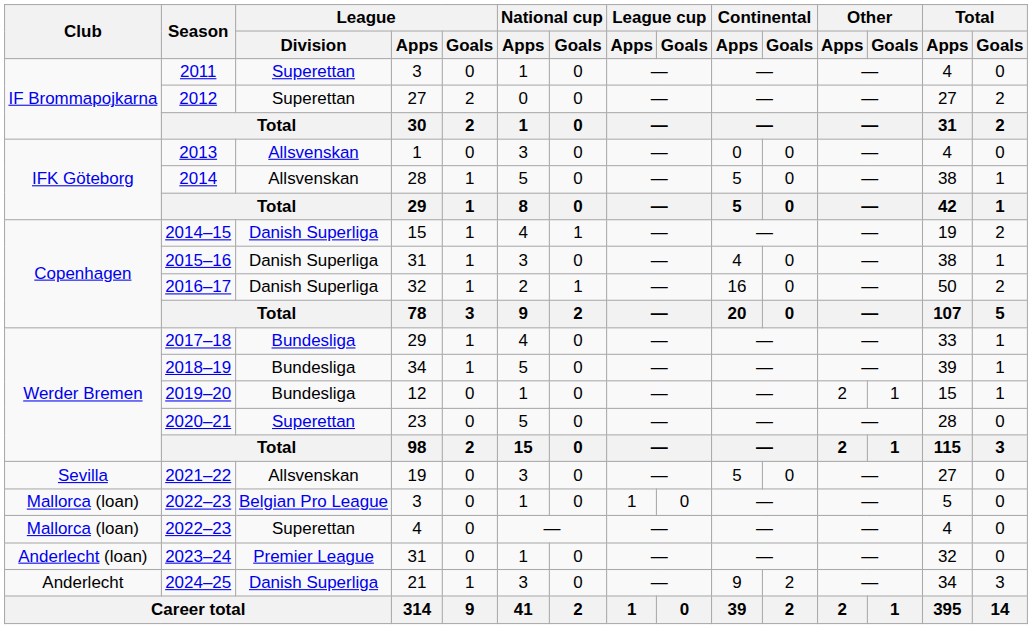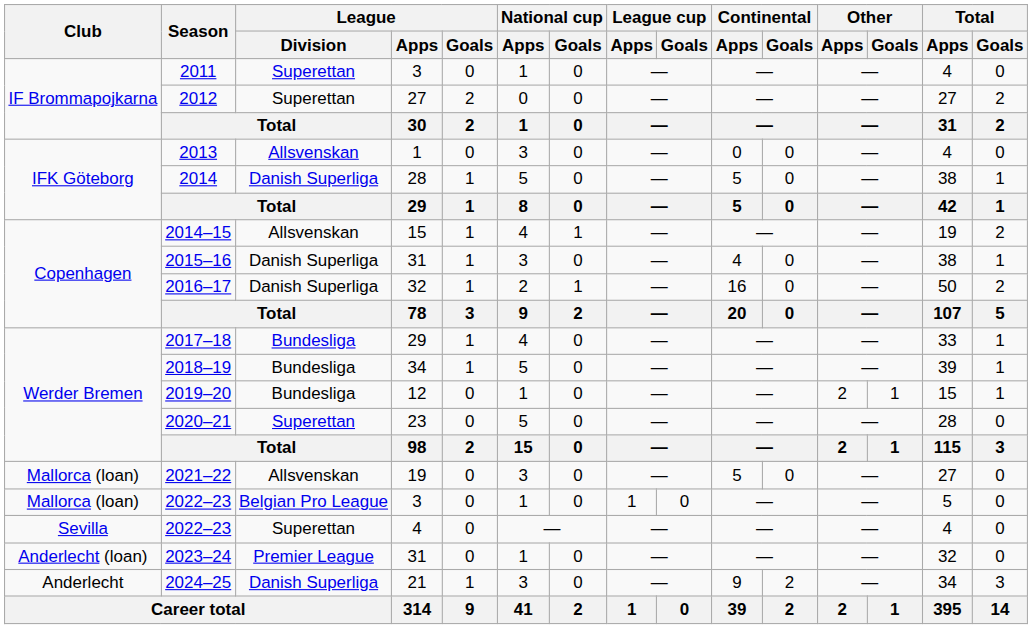(314, 179) Allsvenskan -> (314, 179) Danish Superliga
(314, 233) Danish Superliga -> (314, 233) Allsvenskan
(83, 475) Sevilla -> (83, 475) Mallorca (loan)
(83, 529) Mallorca (loan) -> (83, 529) Sevilla
